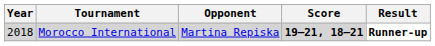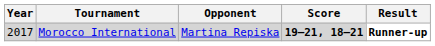(20, 32) 2018 -> (20, 32) 2017
